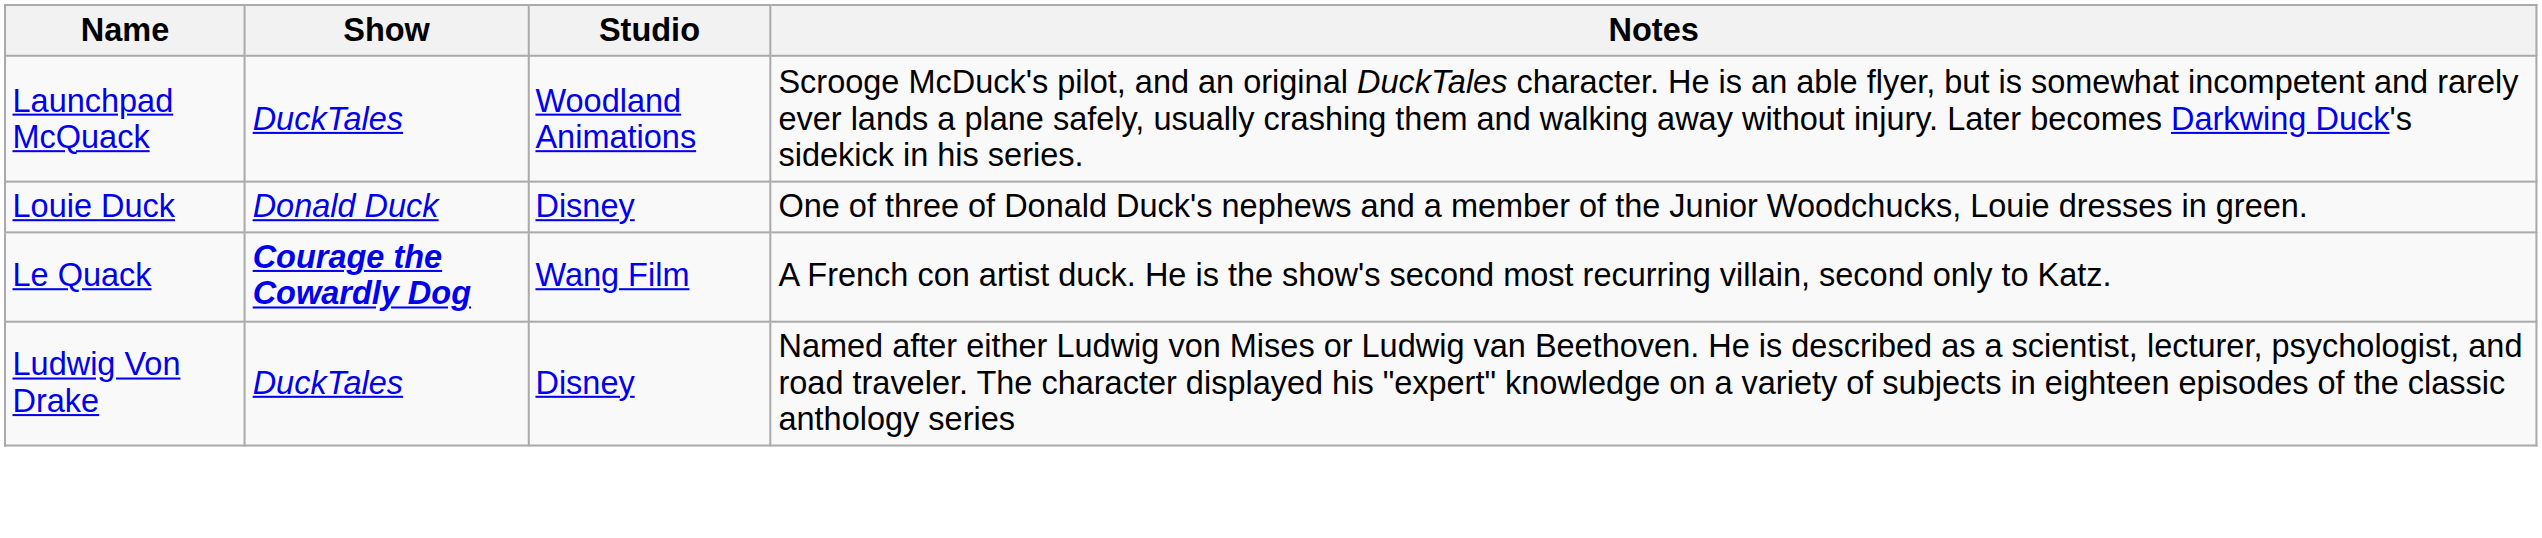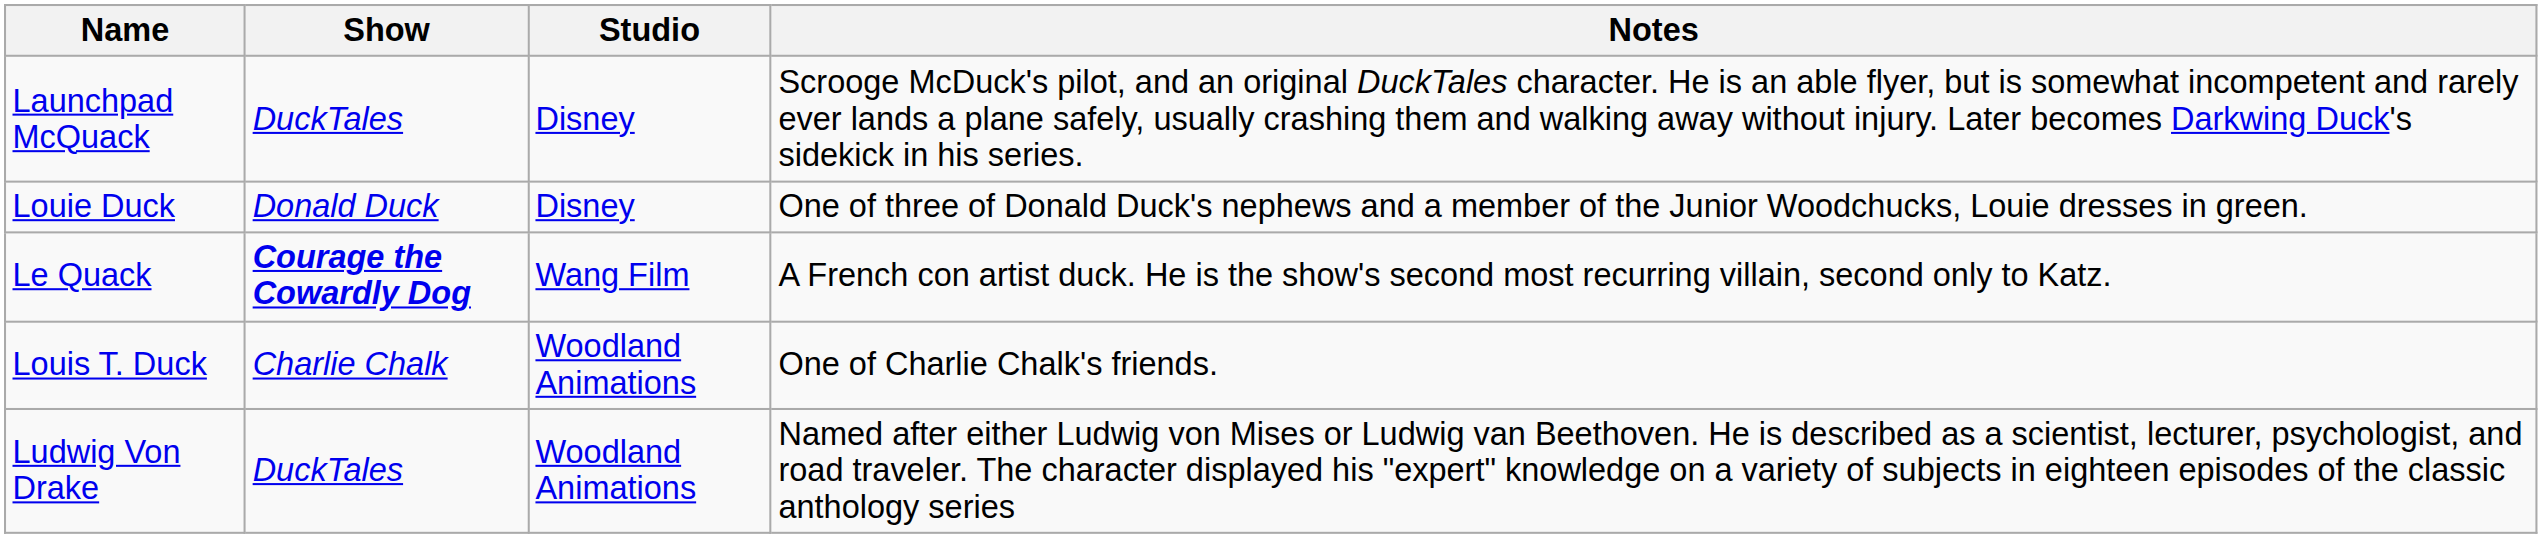(616, 118) Woodland Animations -> (585, 118) Disney
+ row: (110, 364)
(585, 382) Disney -> (616, 470) Woodland Animations
